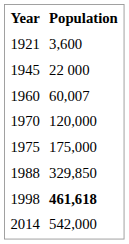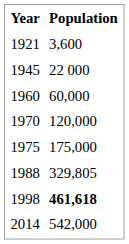(69, 96) 60,007 -> (69, 96) 60,000
(73, 173) 329,850 -> (73, 173) 329,805
